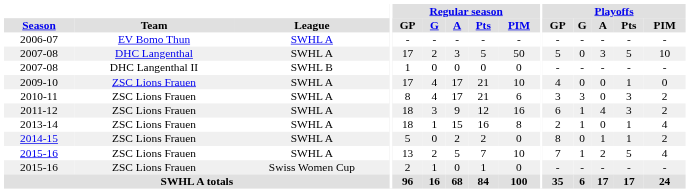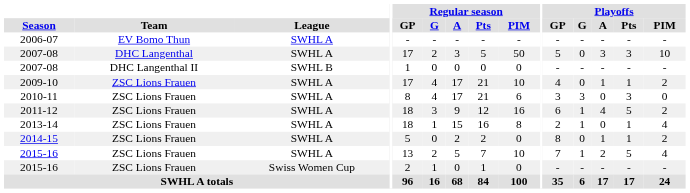(629, 53) 5 -> (629, 53) 3
(603, 82) 0 -> (603, 82) 1
(665, 82) 0 -> (665, 82) 2
(665, 96) 2 -> (665, 96) 0
(629, 110) 3 -> (629, 110) 5
